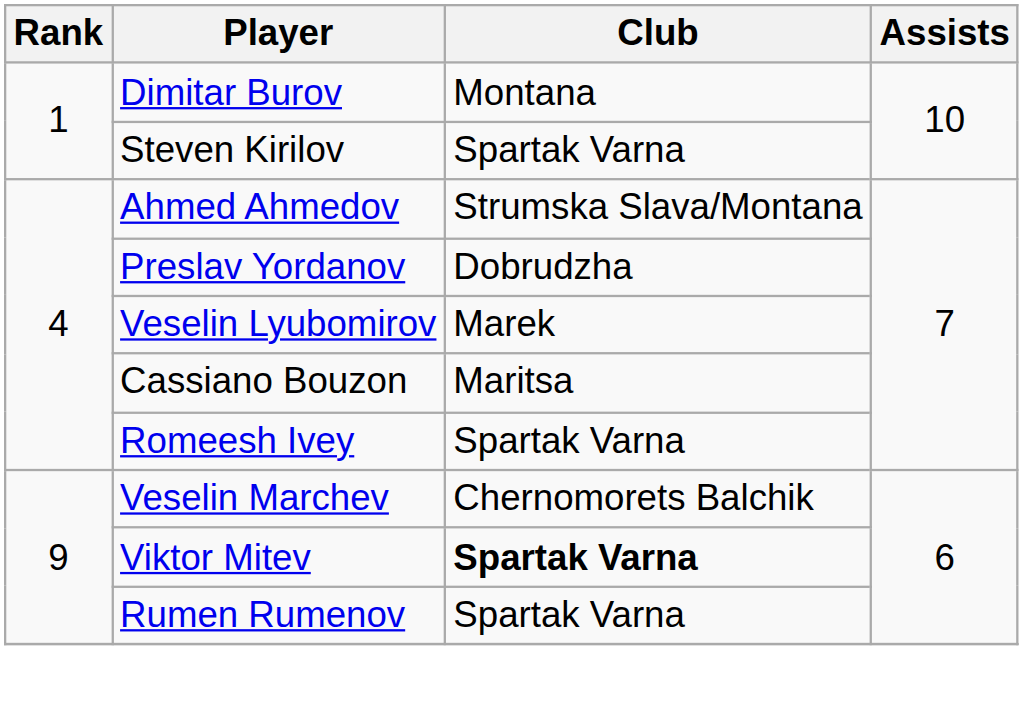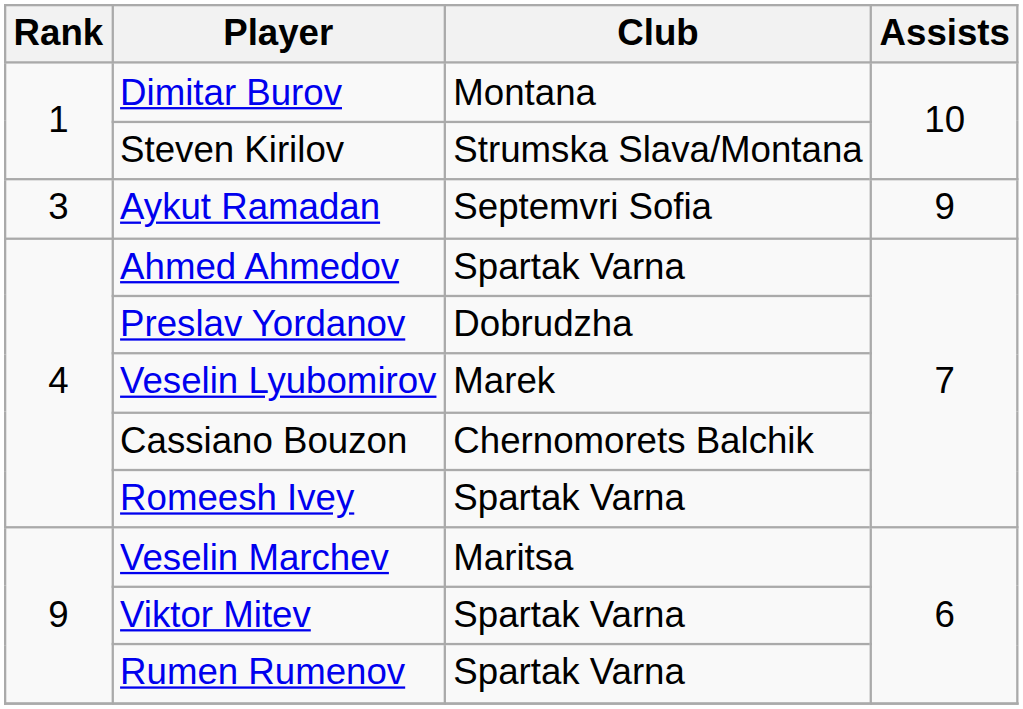(569, 149) Spartak Varna -> (658, 149) Strumska Slava/Montana
+ row: (250, 207)
(658, 207) Strumska Slava/Montana -> (569, 265) Spartak Varna
(513, 382) Maritsa -> (634, 440) Chernomorets Balchik
(634, 498) Chernomorets Balchik -> (513, 556) Maritsa
(576, 556) bold -> (569, 614) normal
